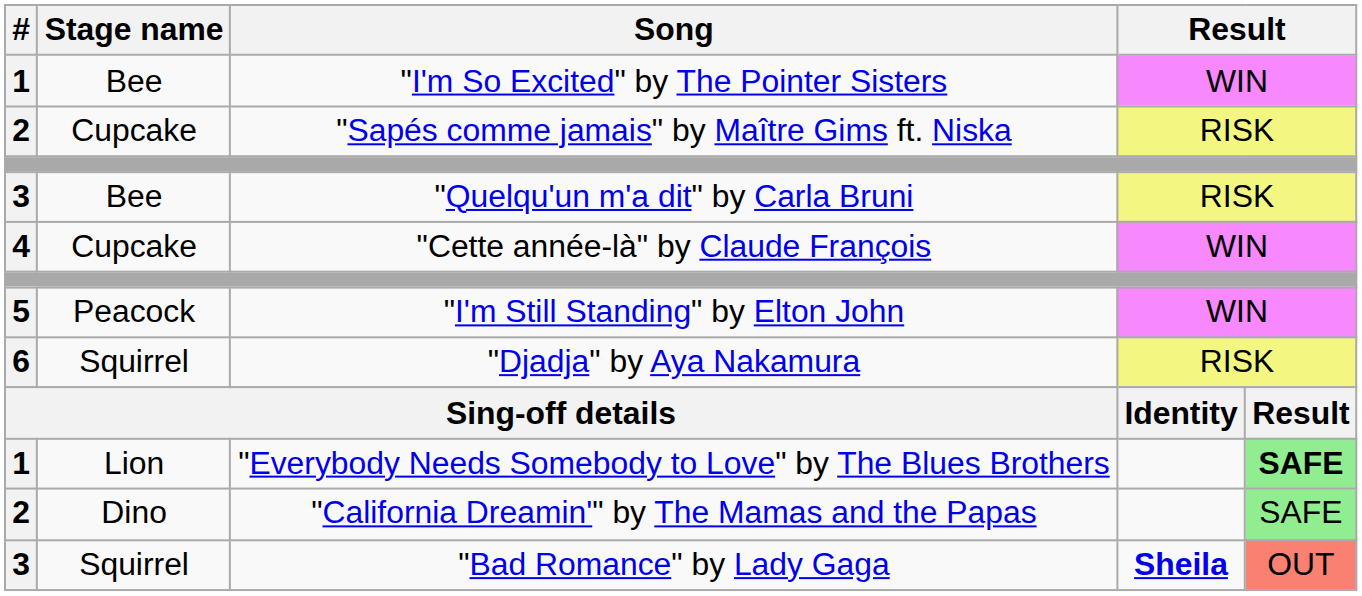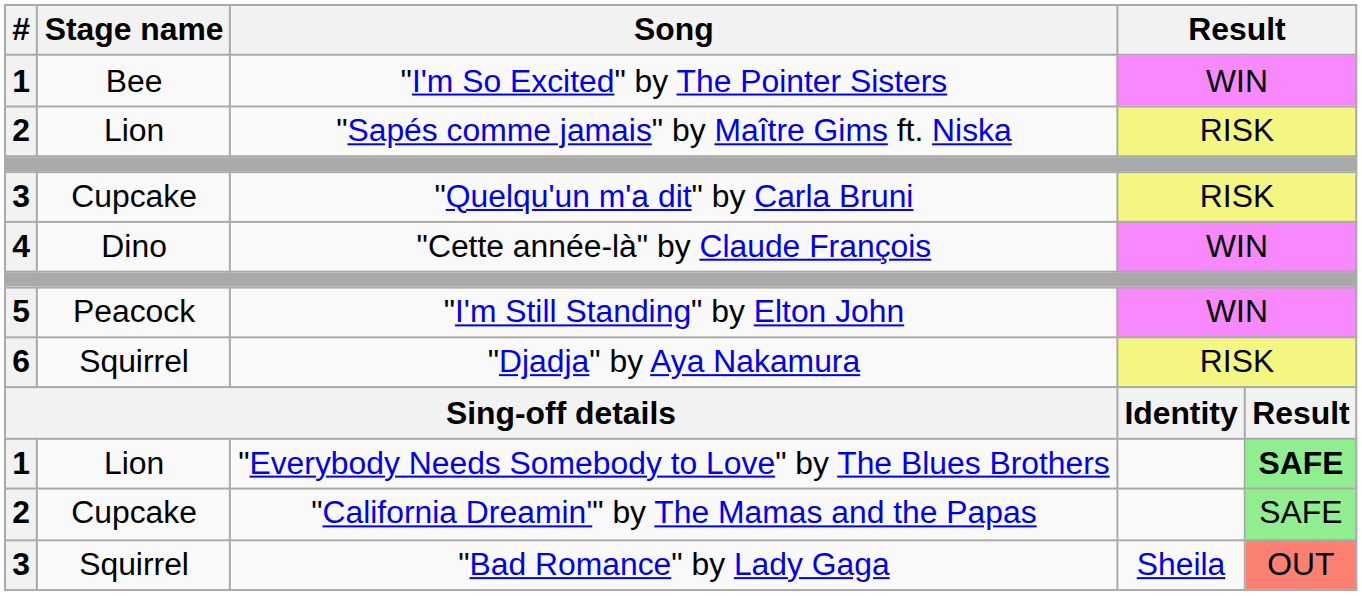(134, 130) Cupcake -> (134, 130) Lion
(134, 195) Bee -> (134, 195) Cupcake
(134, 246) Cupcake -> (134, 246) Dino
(134, 513) Dino -> (134, 513) Cupcake
(1181, 564) bold -> (1181, 564) normal
